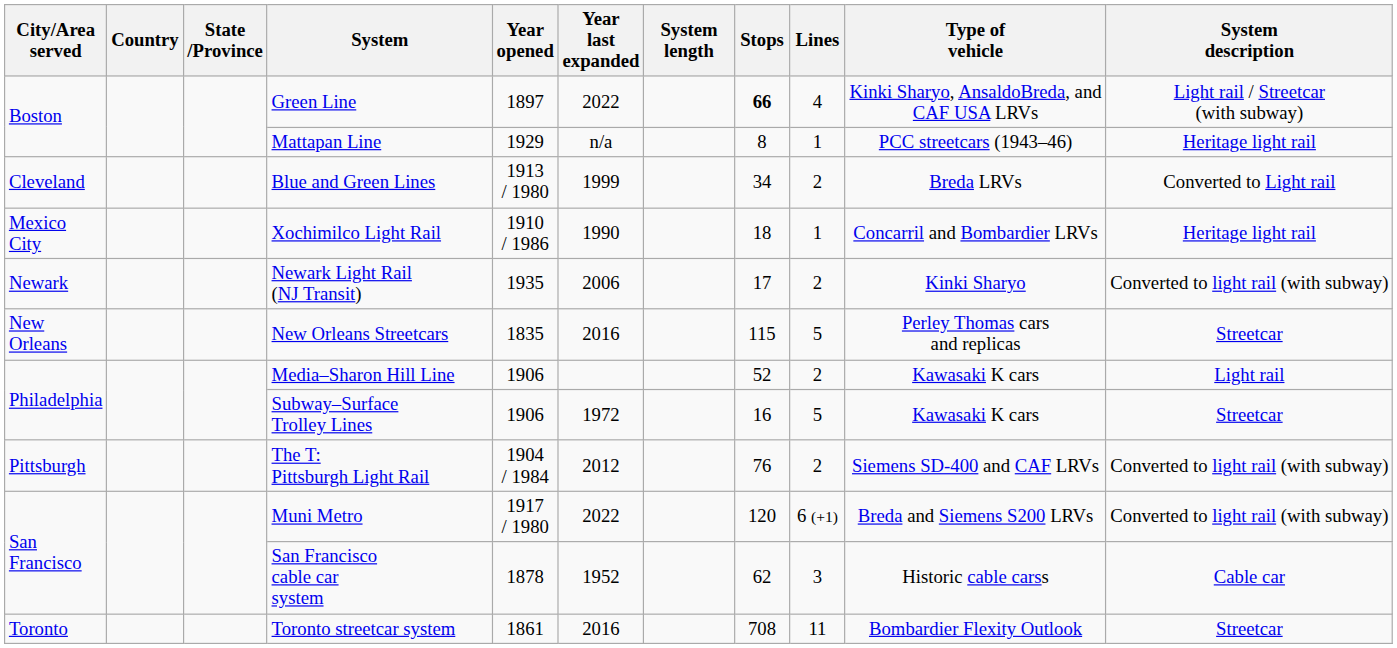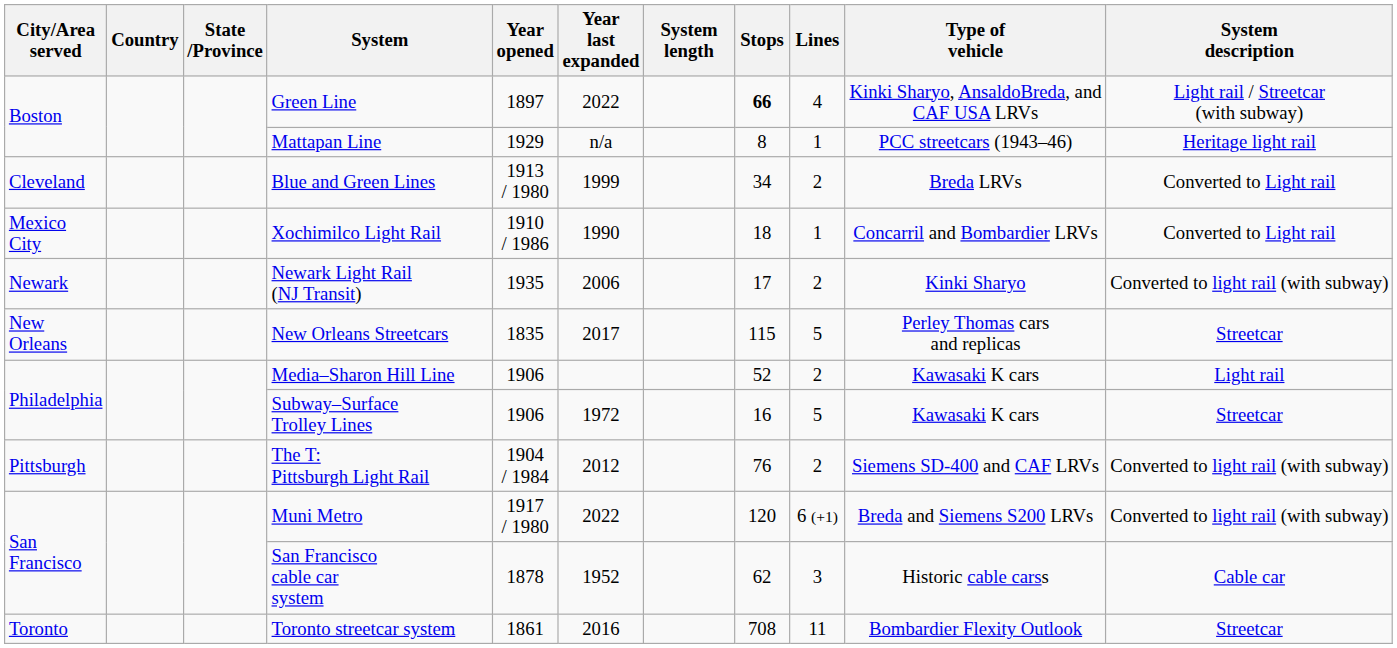(1249, 232) Heritage light rail -> (1249, 232) Converted to Light rail
(601, 334) 2016 -> (601, 334) 2017
